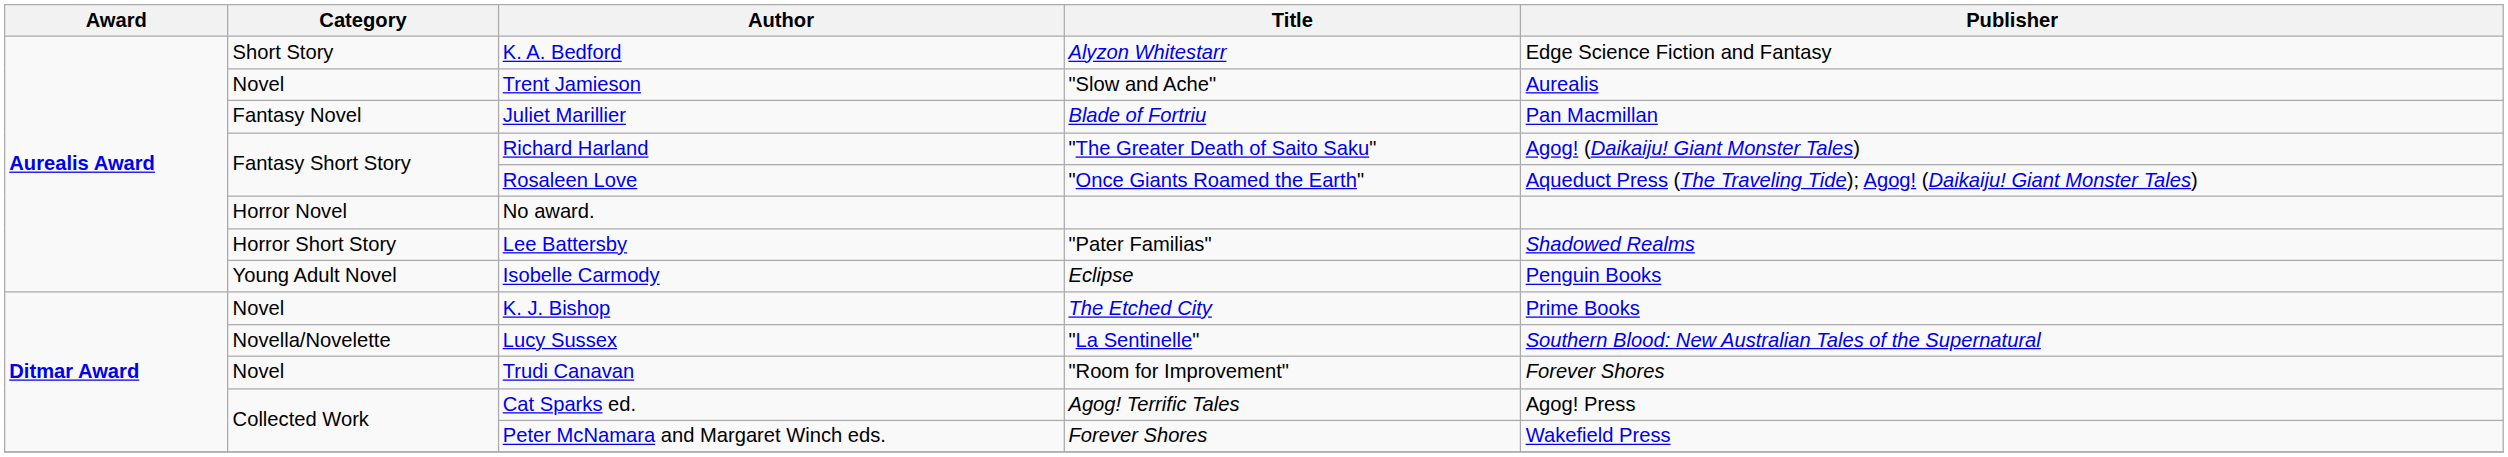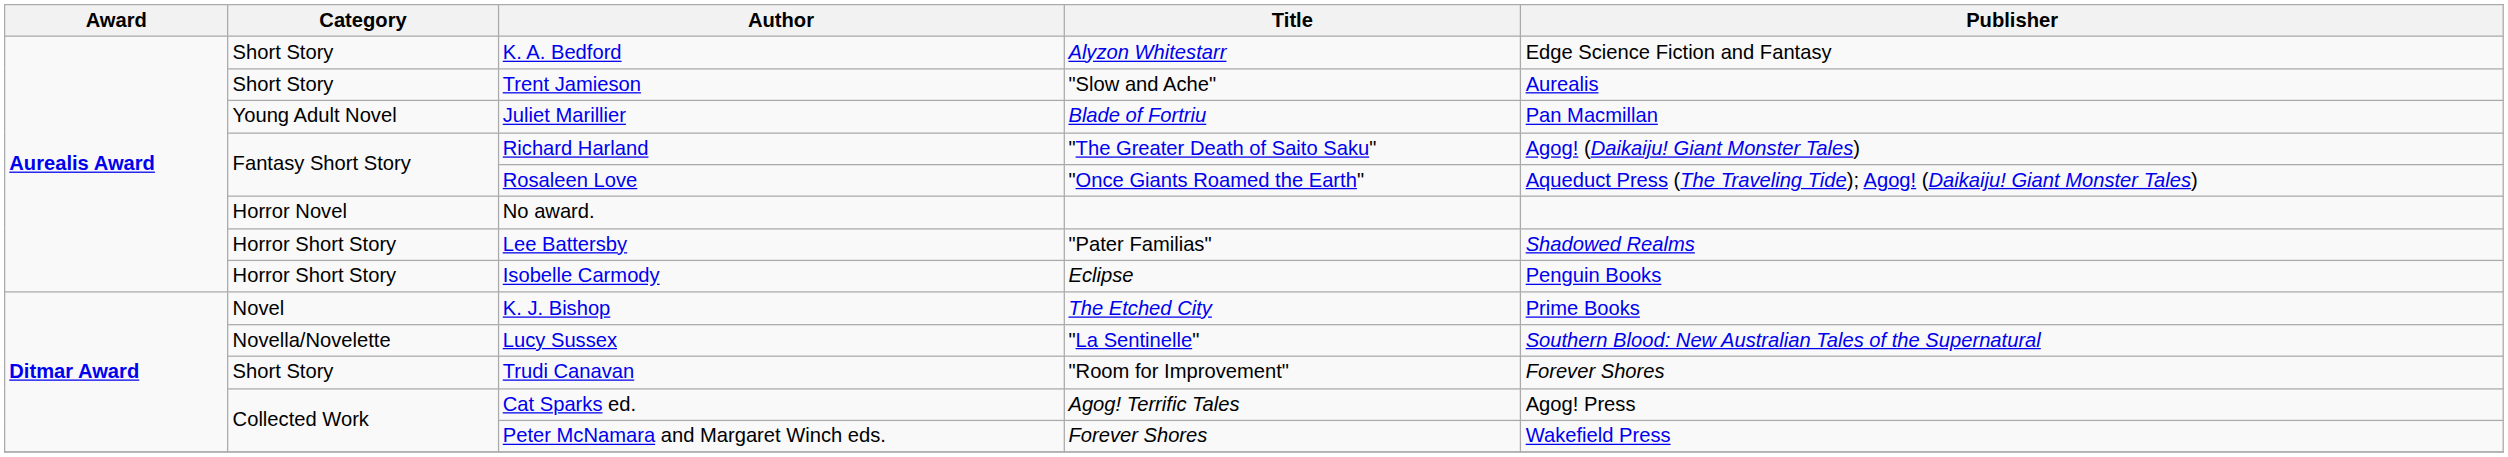(258, 84) Novel -> (283, 84) Short Story
(297, 116) Fantasy Novel -> (315, 116) Young Adult Novel
(315, 276) Young Adult Novel -> (314, 276) Horror Short Story
(258, 372) Novel -> (283, 372) Short Story
